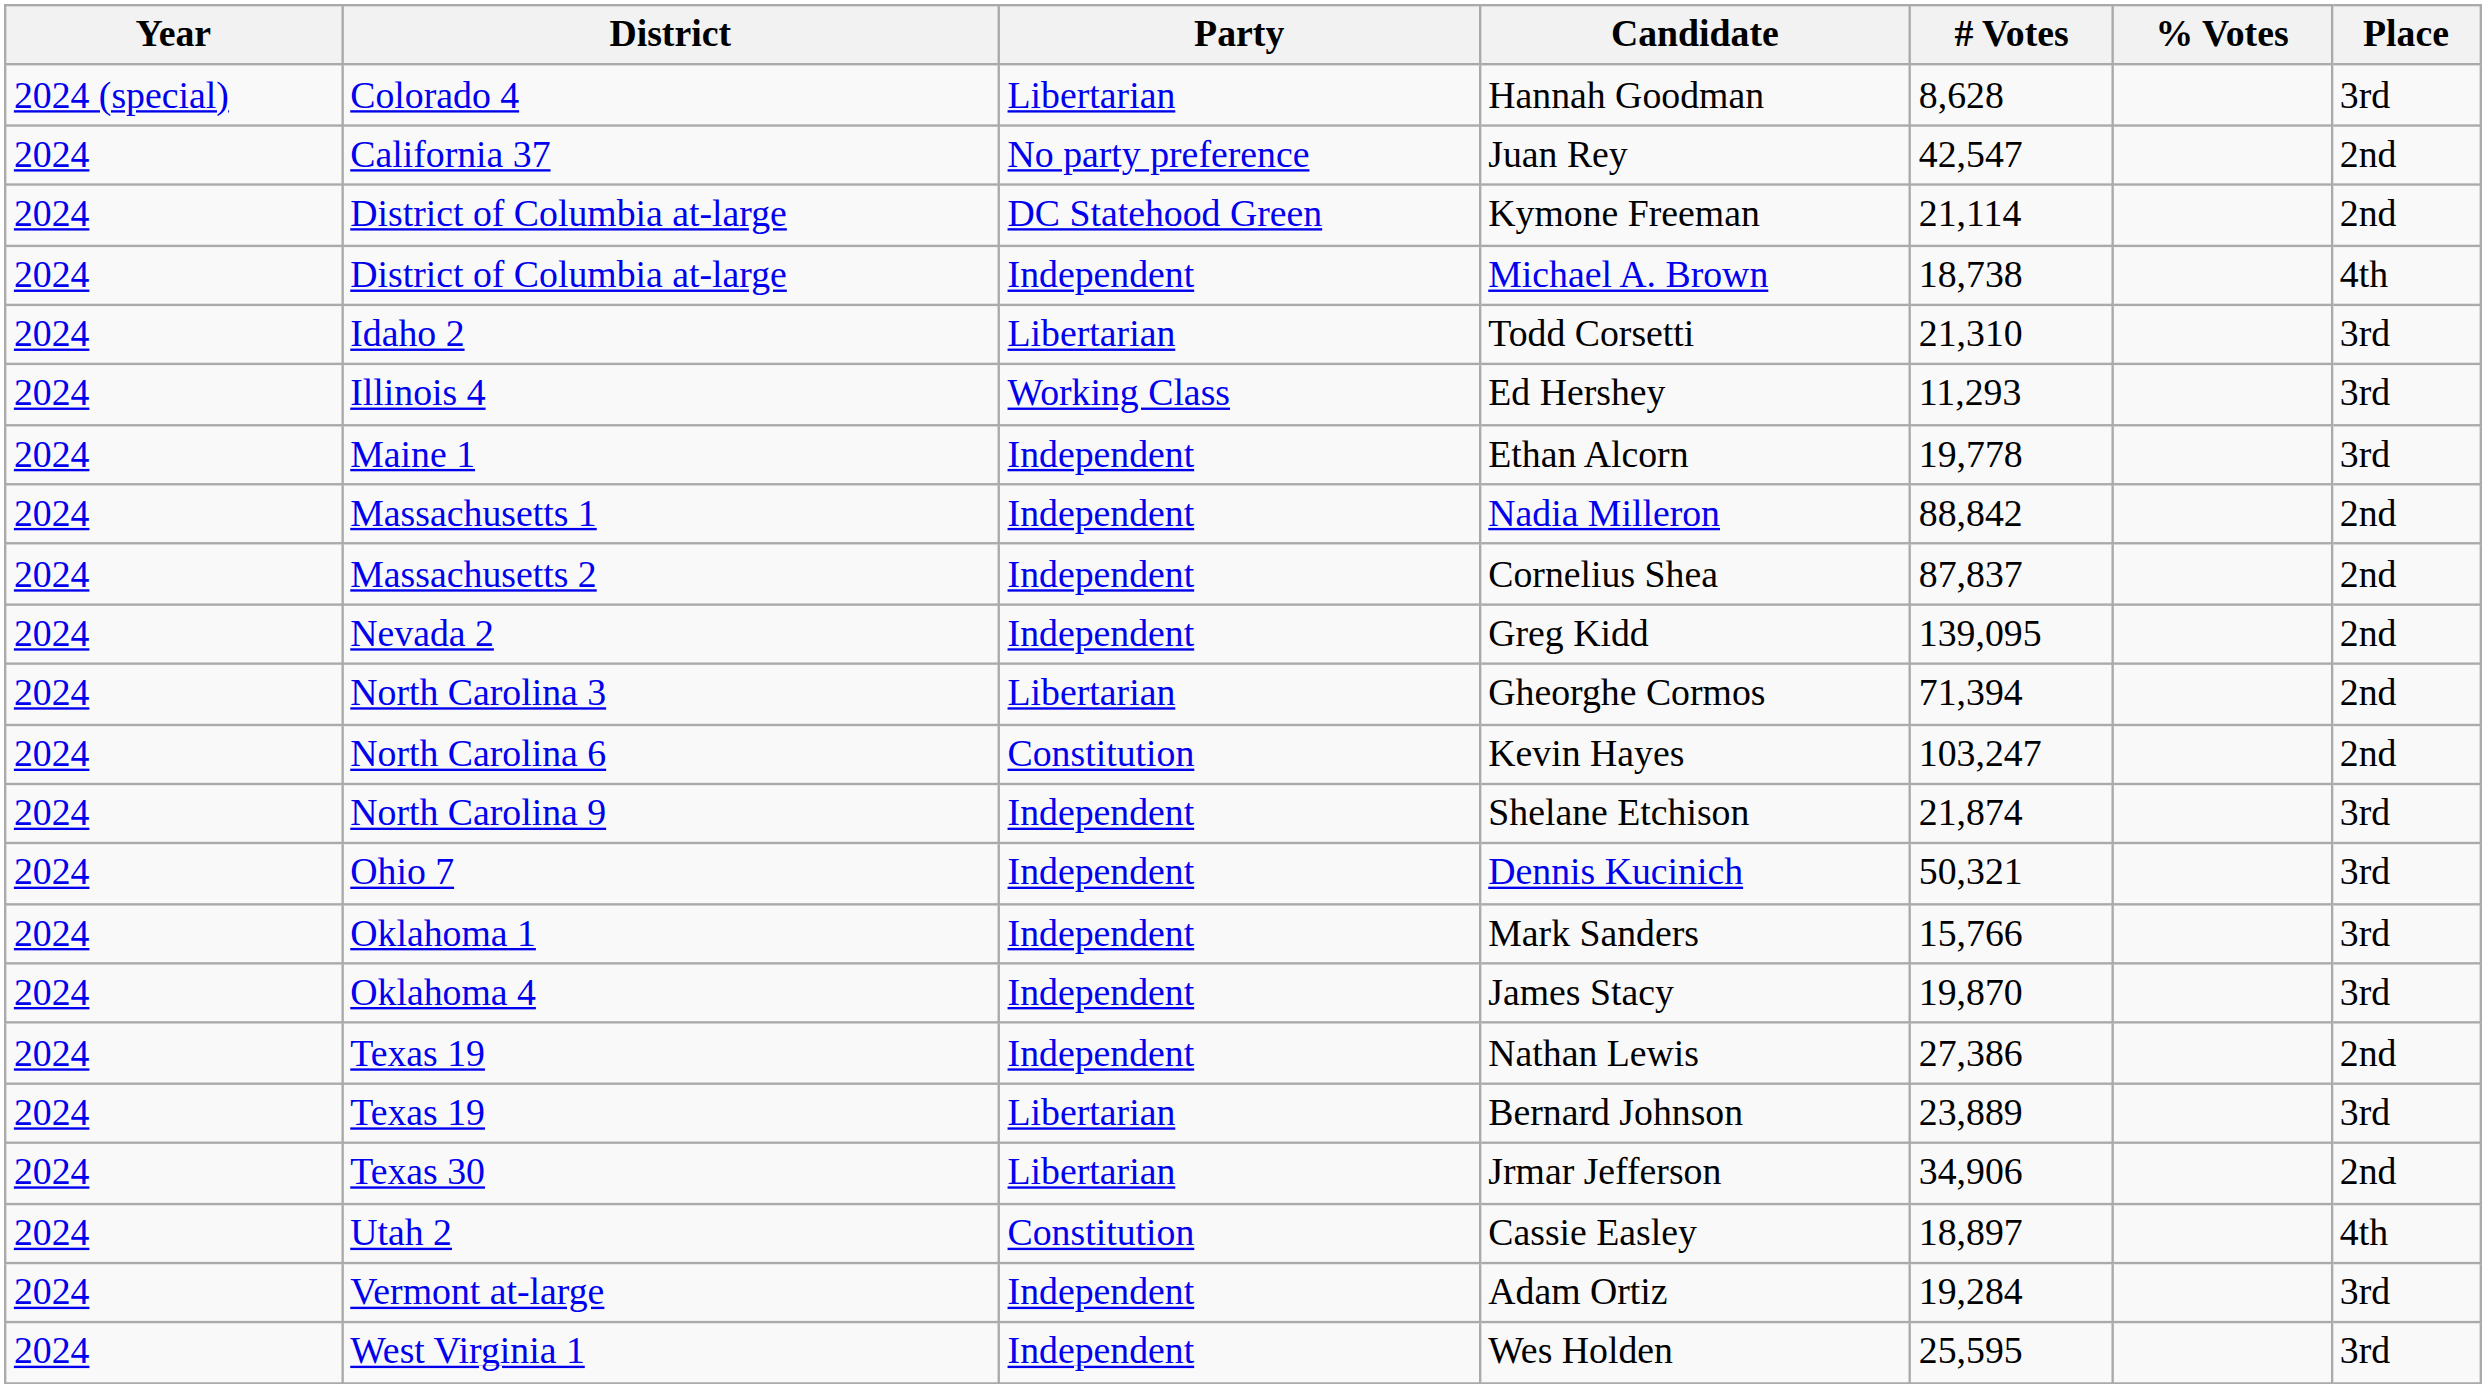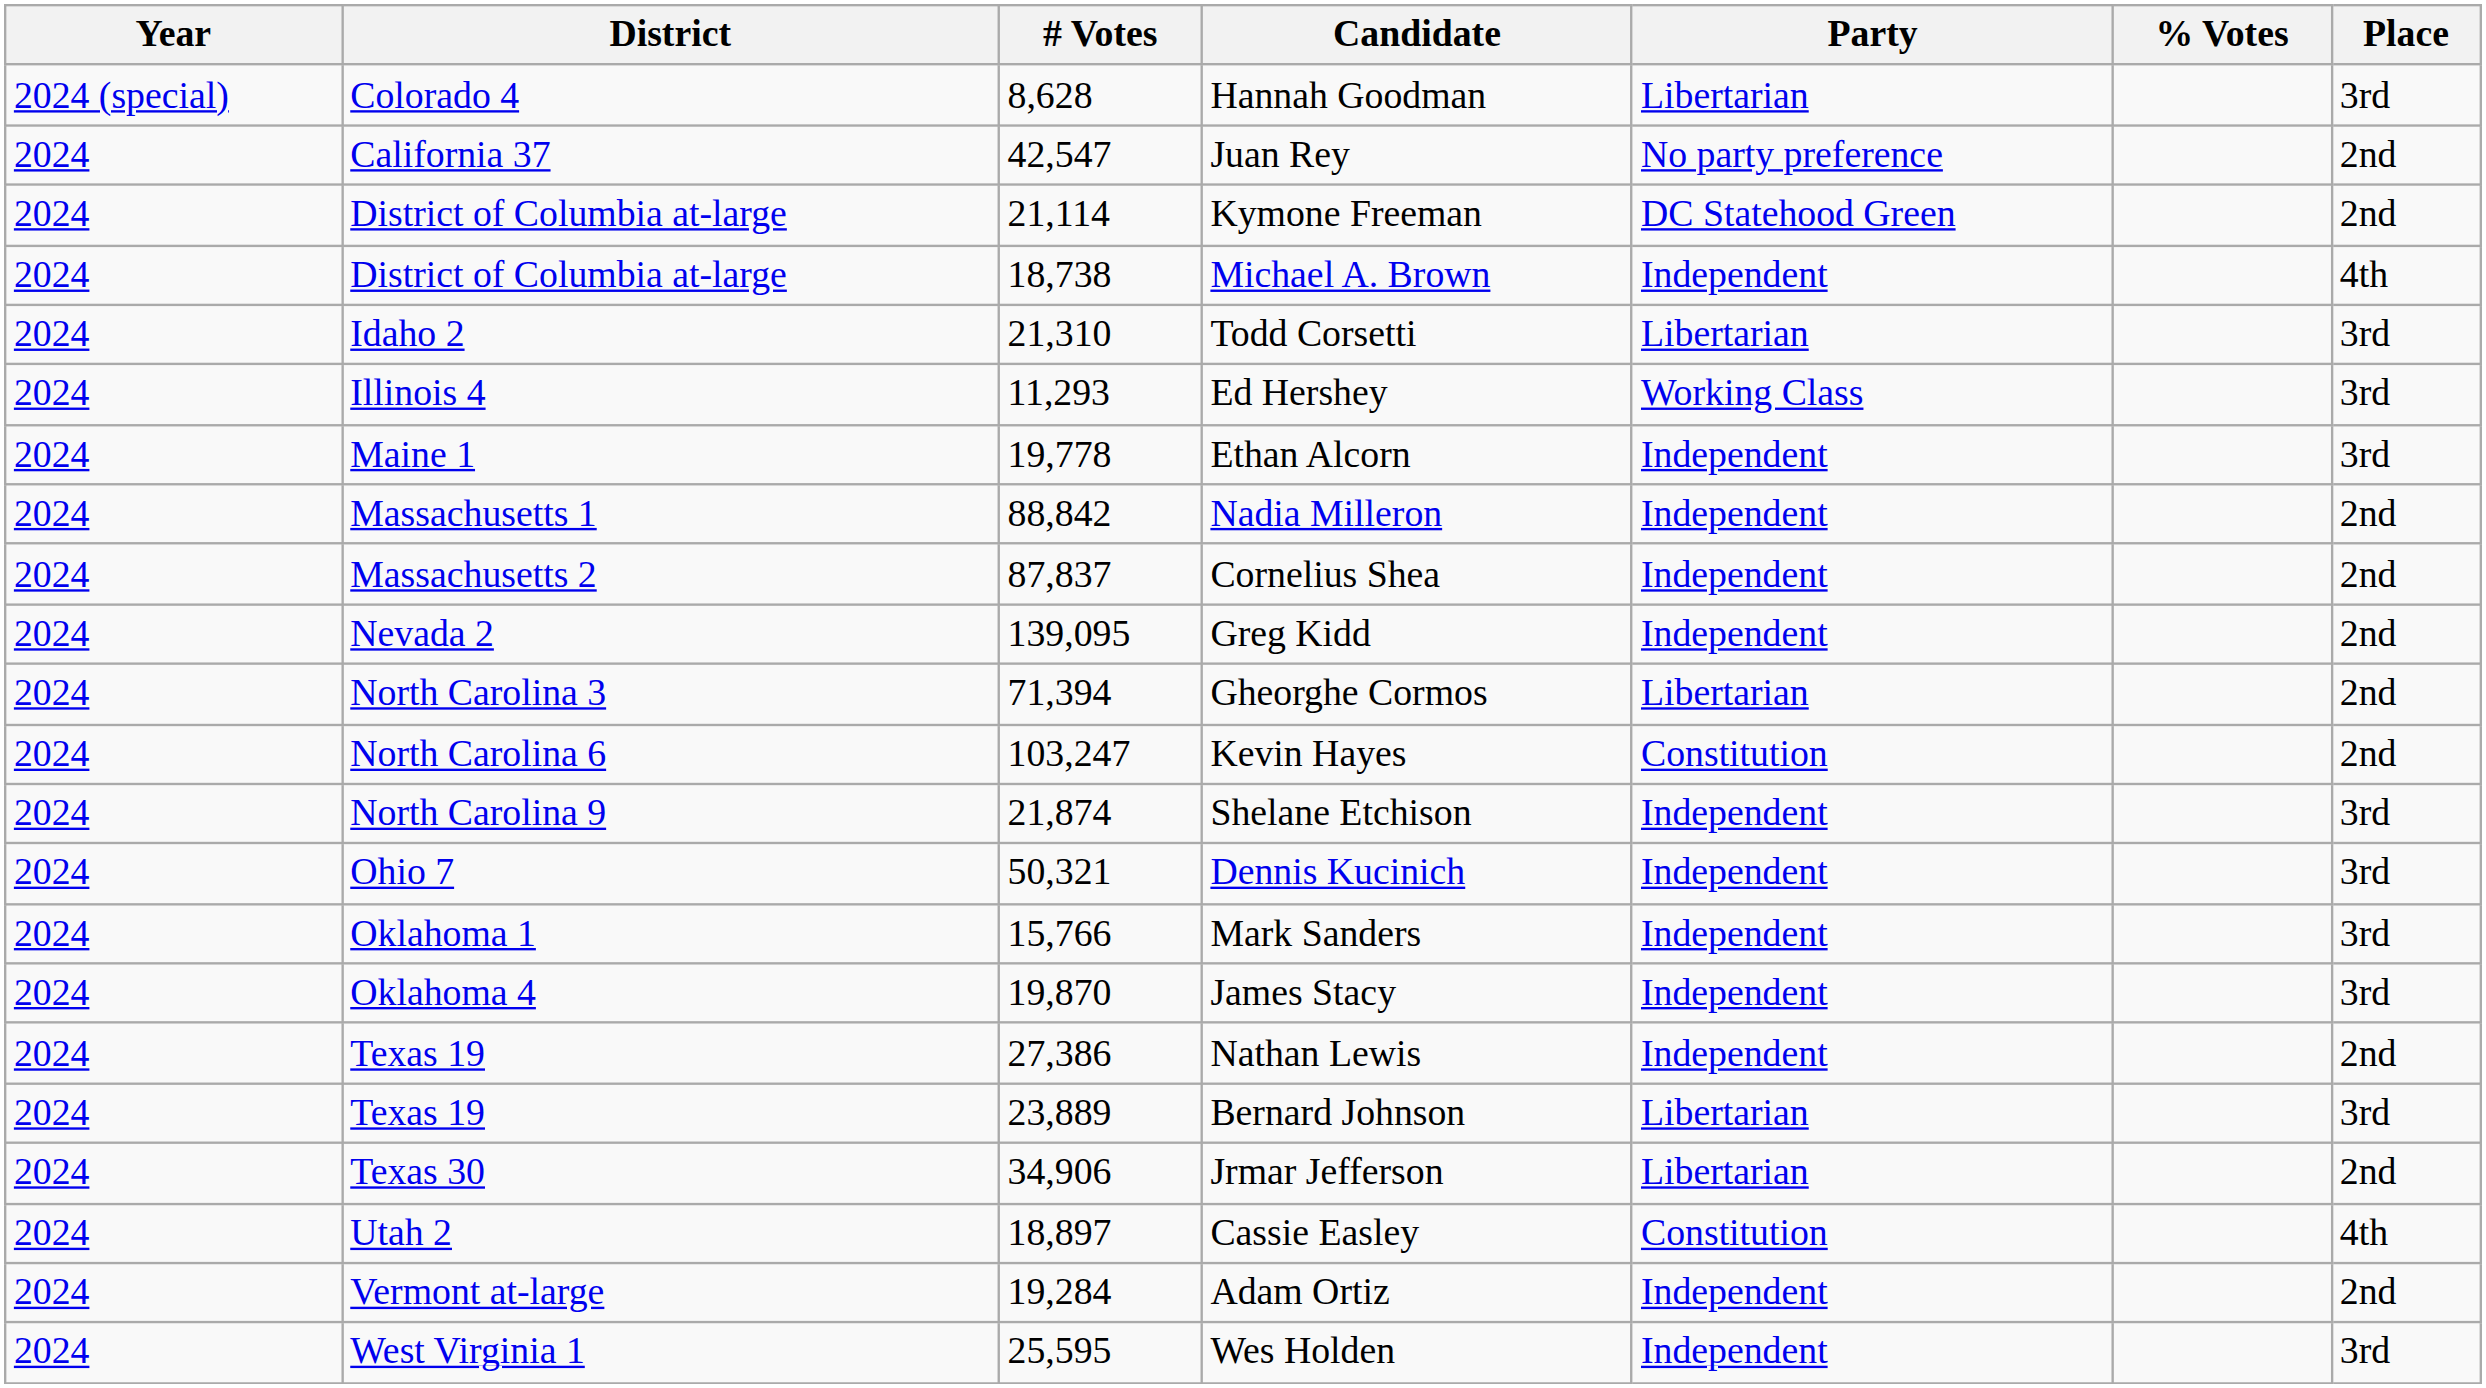columns swapped: (1239, 34) <-> (2012, 34)
(2365, 1292) 3rd -> (2368, 1292) 2nd
